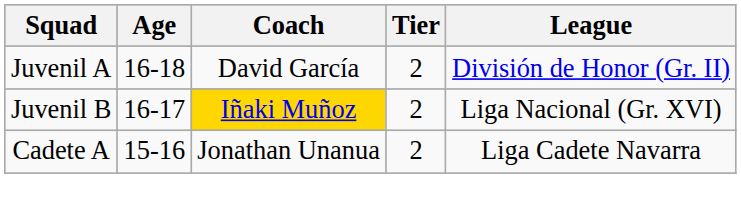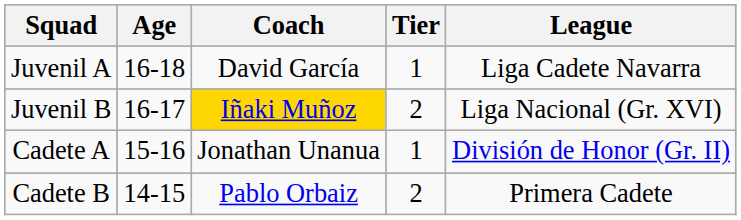(416, 67) 2 -> (416, 67) 1
(591, 67) División de Honor (Gr. II) -> (591, 67) Liga Cadete Navarra
(416, 151) 2 -> (416, 151) 1
(591, 151) Liga Cadete Navarra -> (591, 151) División de Honor (Gr. II)
+ row: (61, 192)
